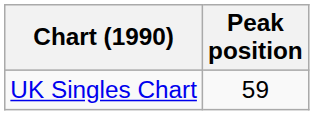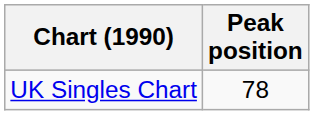(255, 89) 59 -> (255, 89) 78
